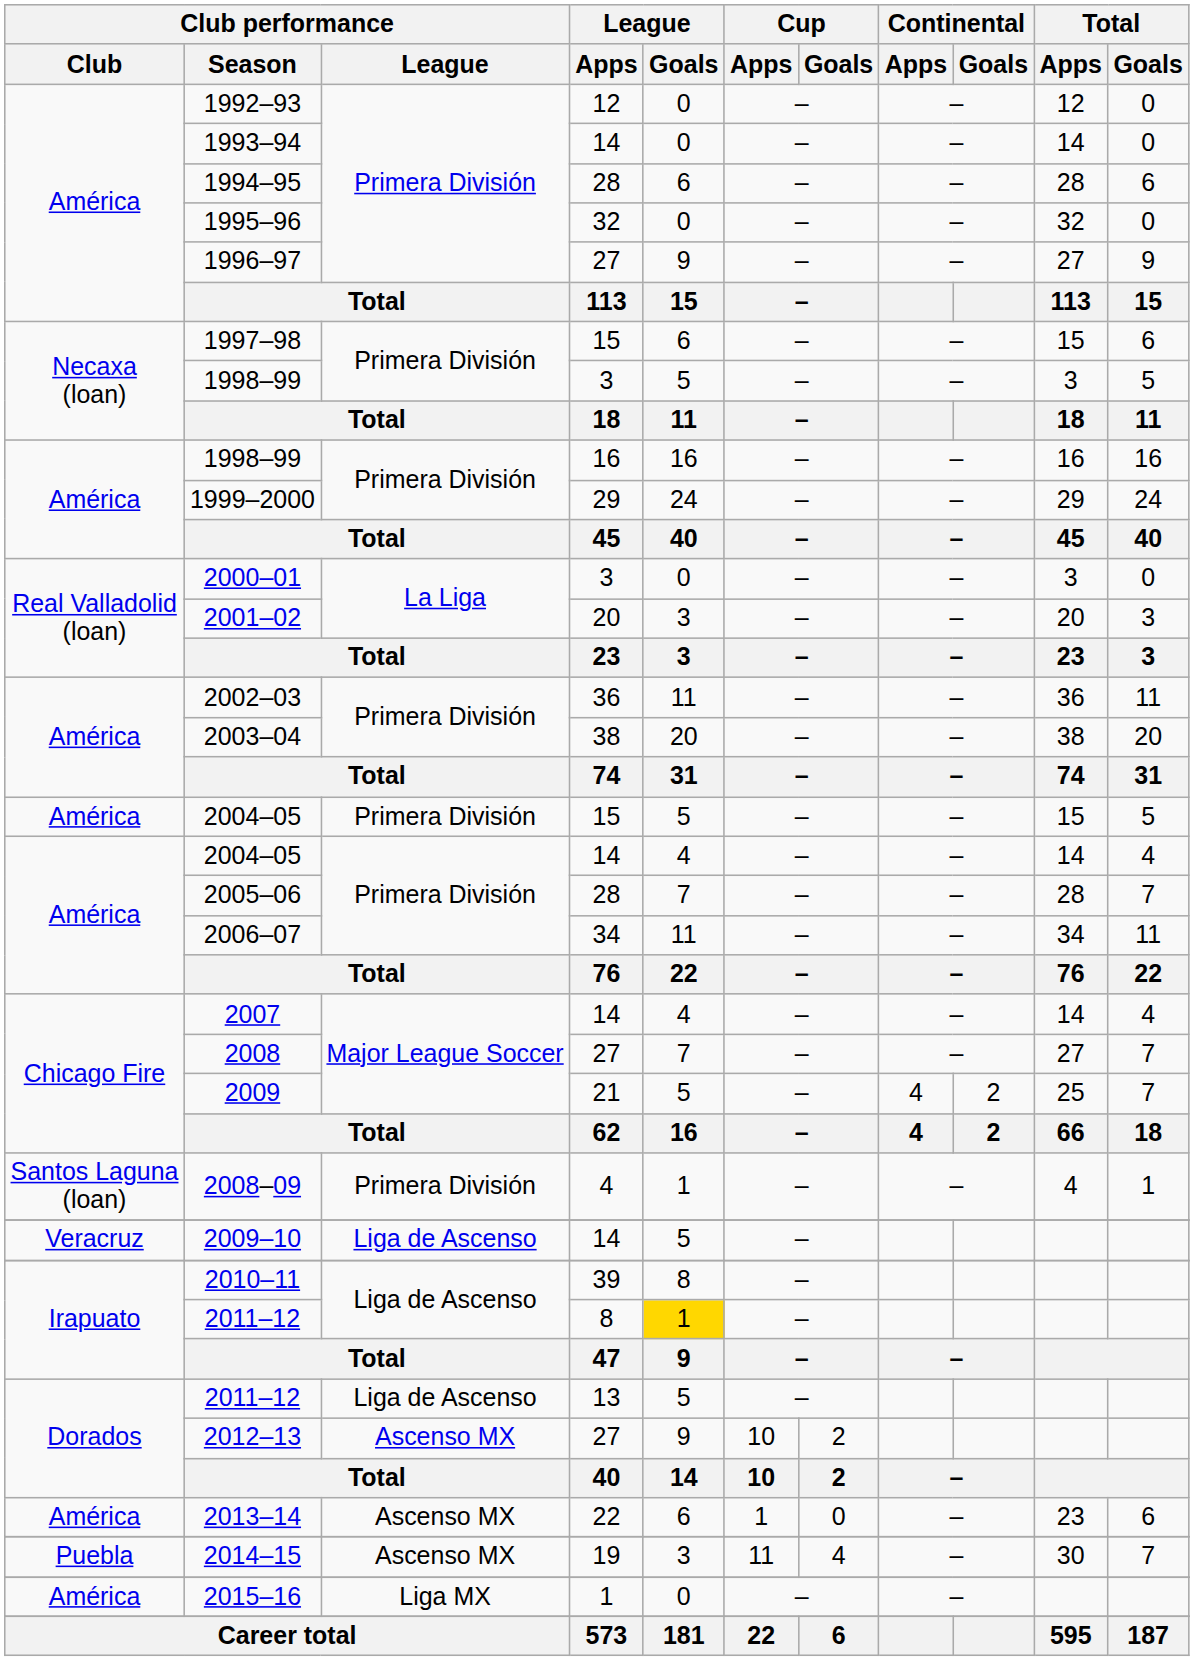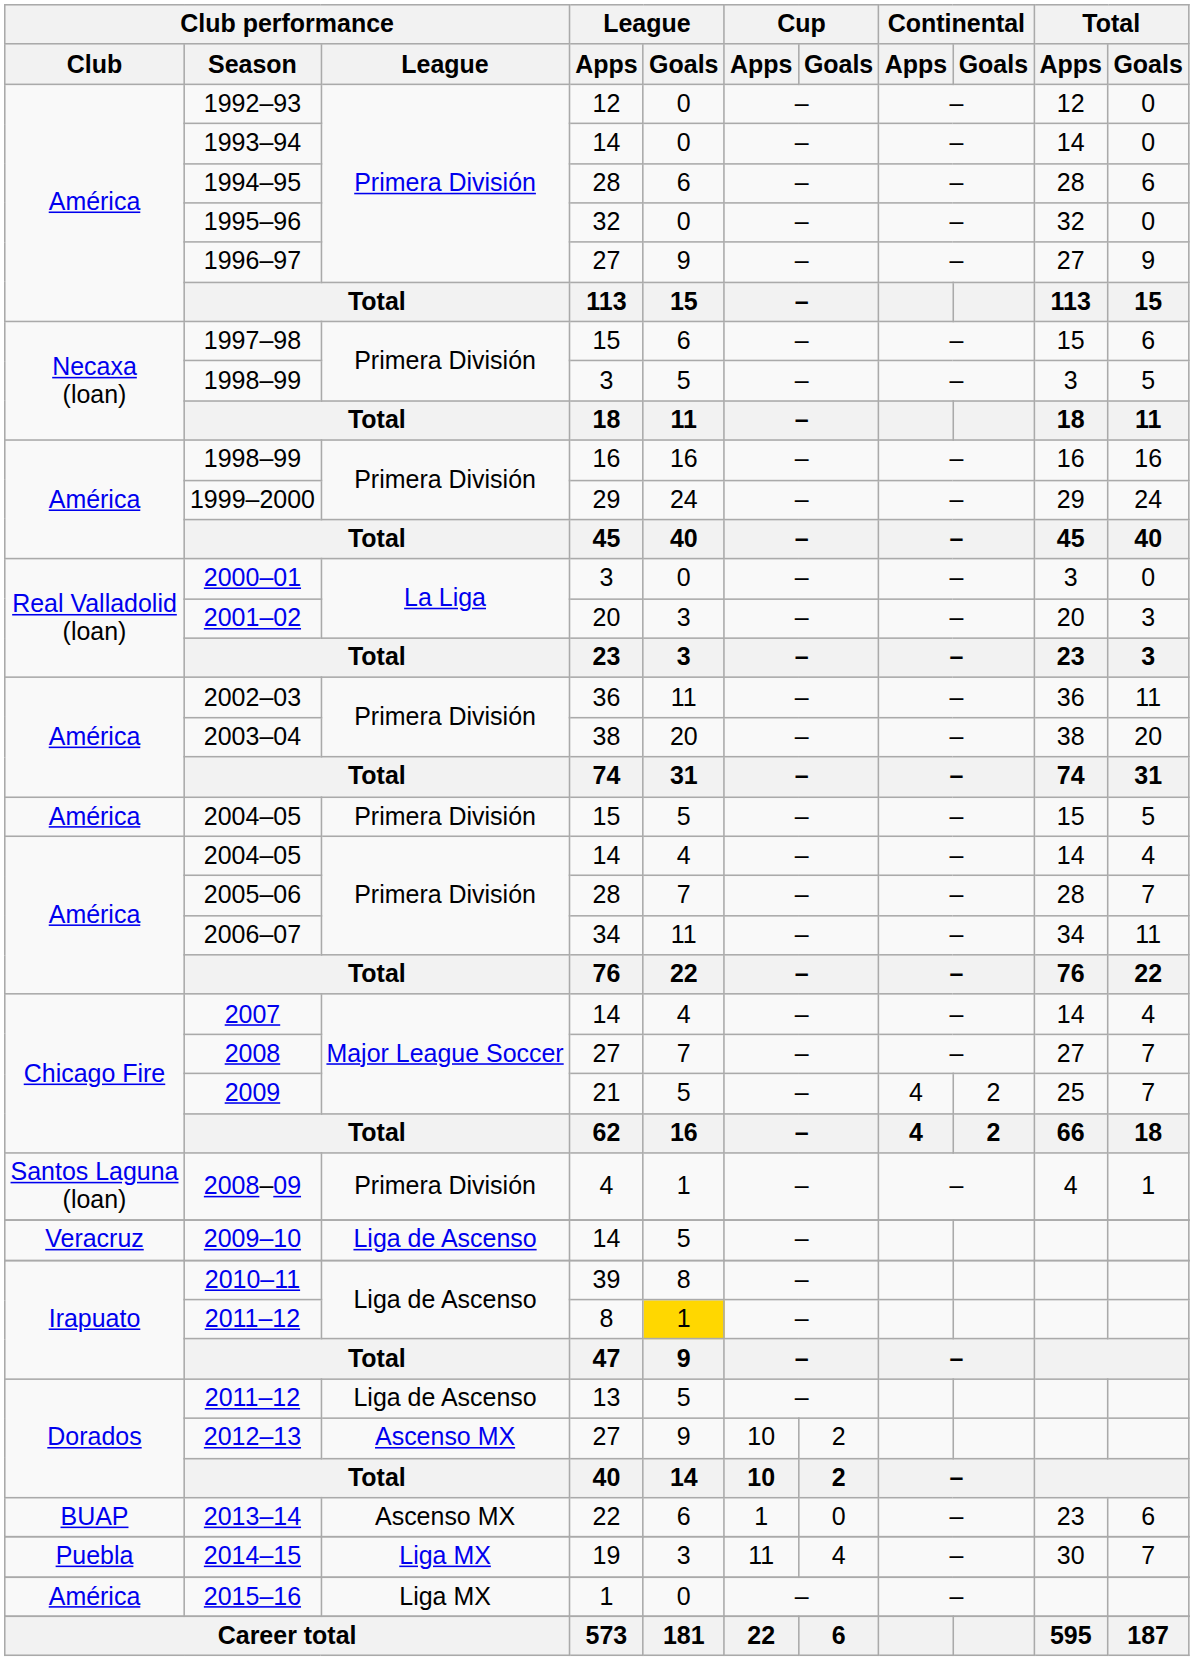(95, 1517) América -> (94, 1517) BUAP
(445, 1556) Ascenso MX -> (445, 1556) Liga MX
